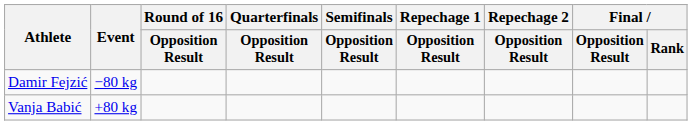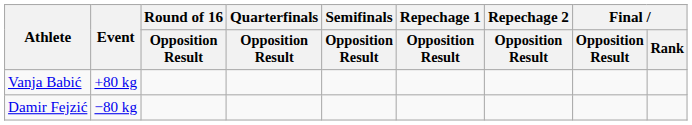rows swapped: (48, 82) <-> (45, 107)
